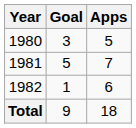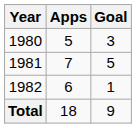columns swapped: (109, 17) <-> (66, 17)
